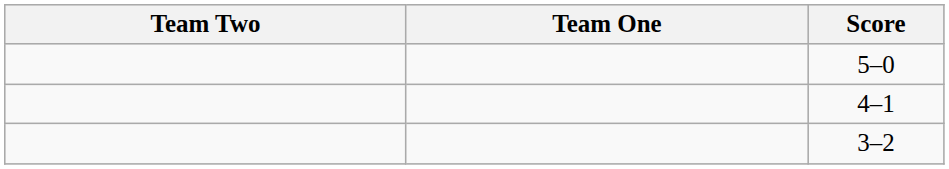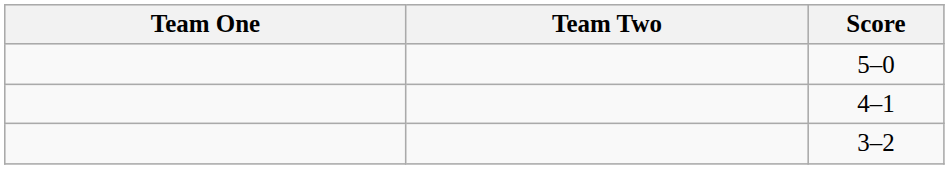columns swapped: (607, 24) <-> (206, 24)
